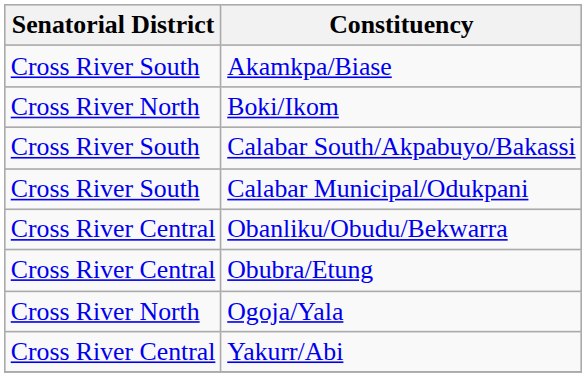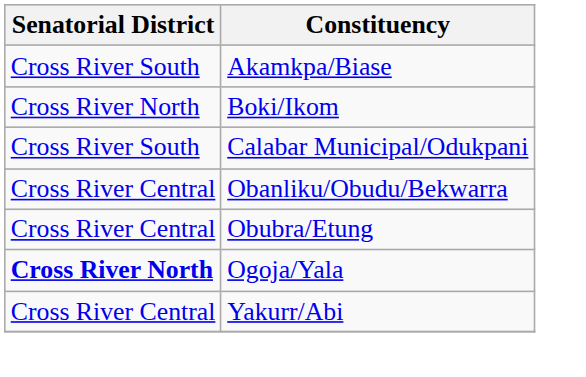- row: (401, 147)
(105, 310) normal -> (112, 270) bold
